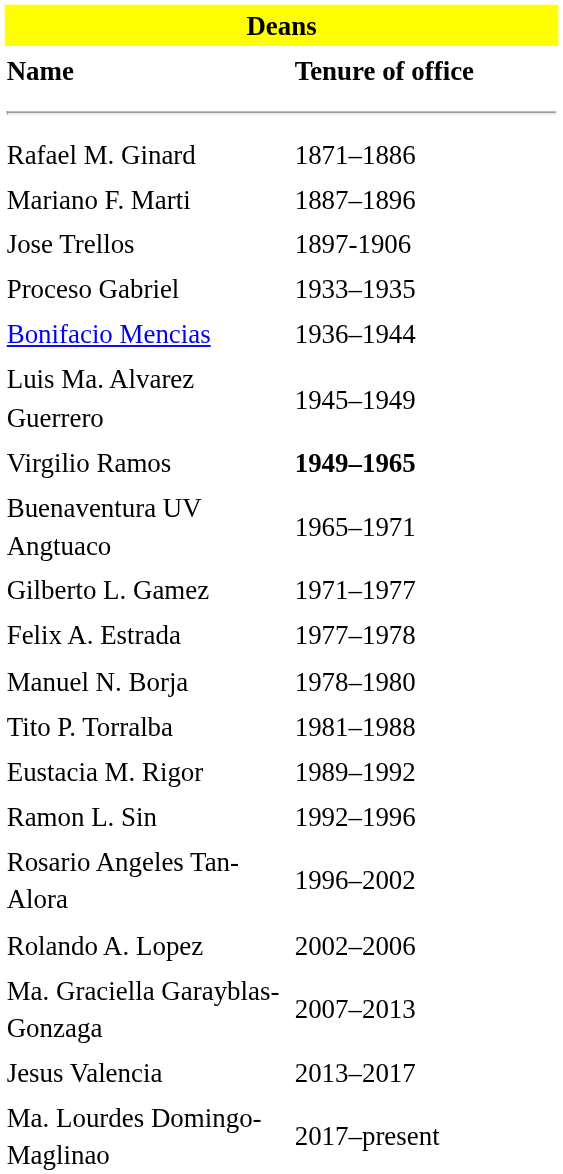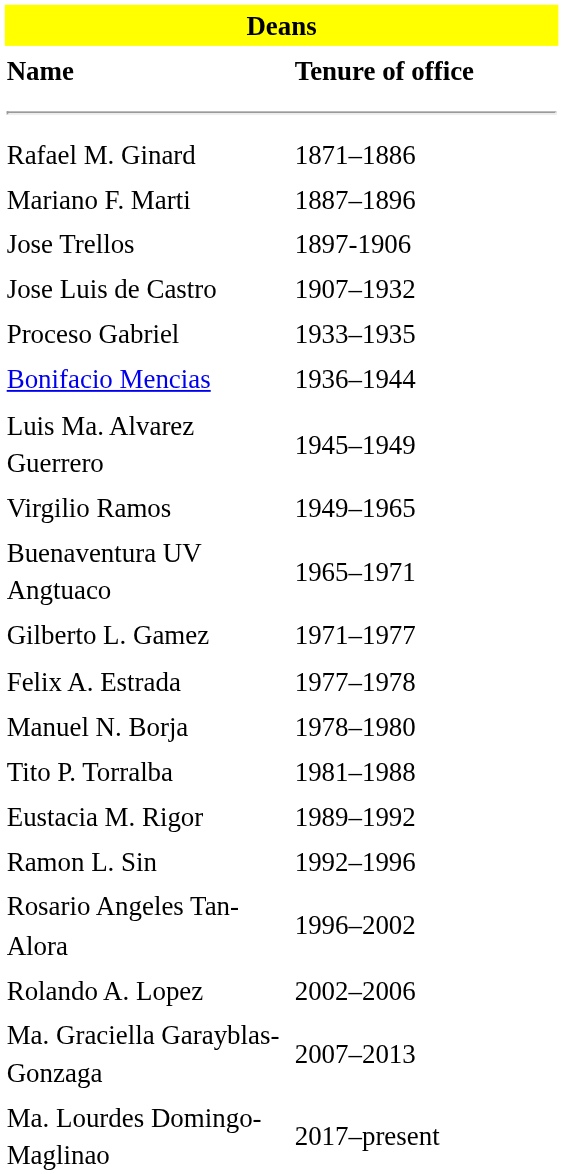+ row: (112, 289)
(355, 462) bold -> (355, 508) normal
- row: (85, 1072)
